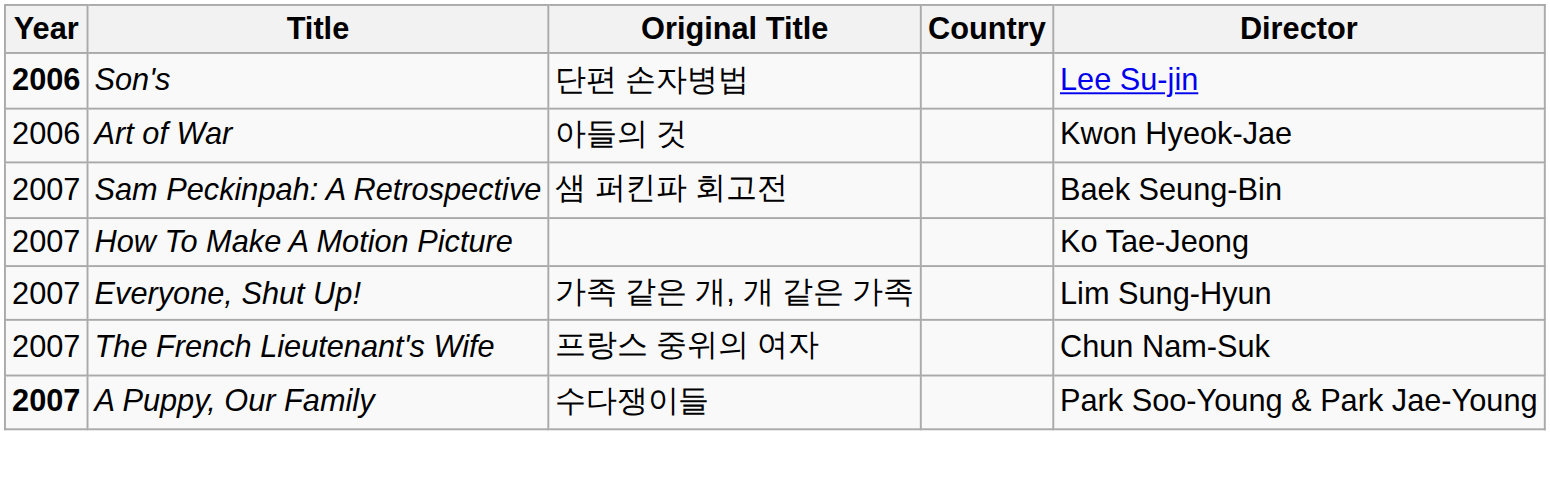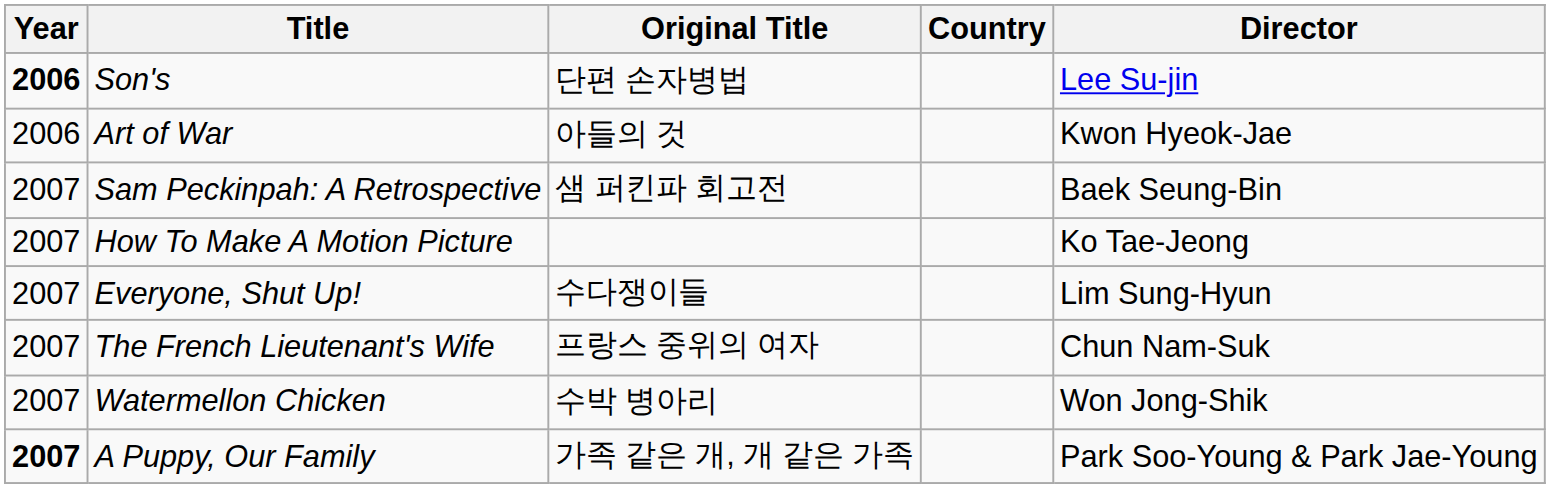(735, 291) 가족 같은 개, 개 같은 가족 -> (632, 291) 수다쟁이들
+ row: (240, 401)
(632, 400) 수다쟁이들 -> (735, 455) 가족 같은 개, 개 같은 가족
